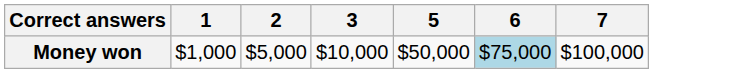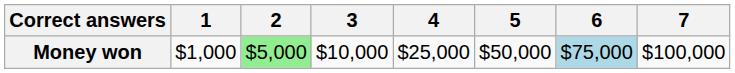+ column: (434, 20)
(276, 52) no background -> (276, 52) lightgreen background
